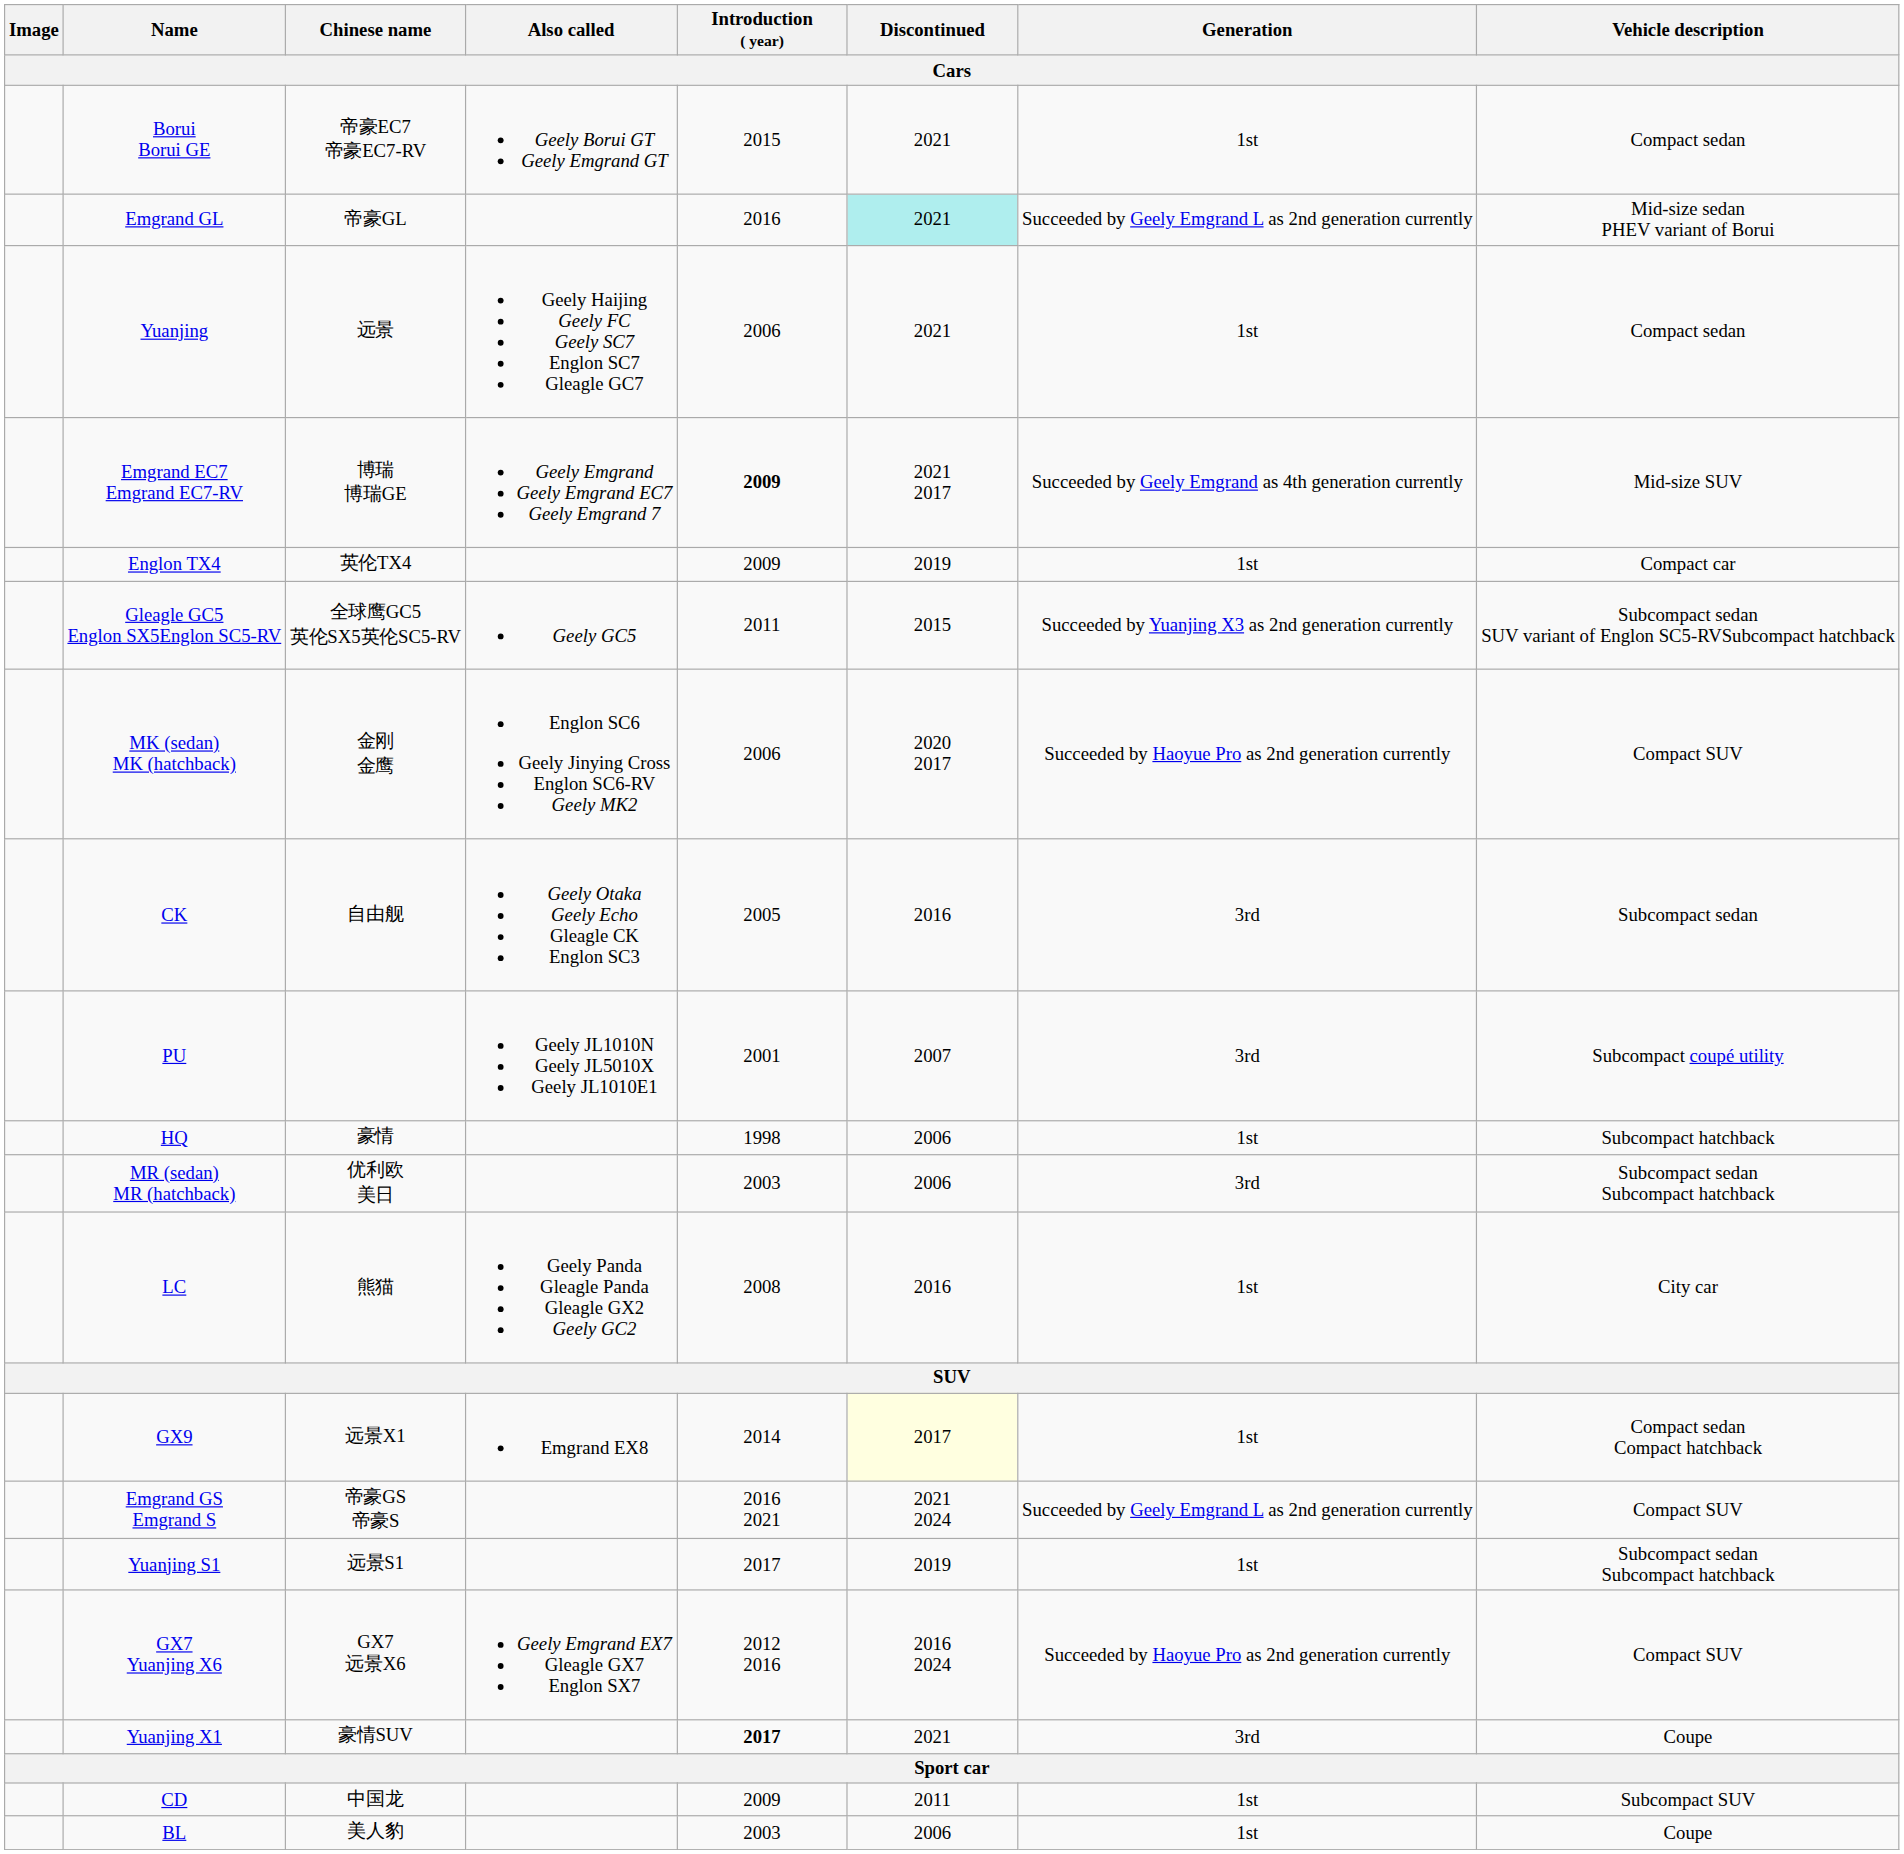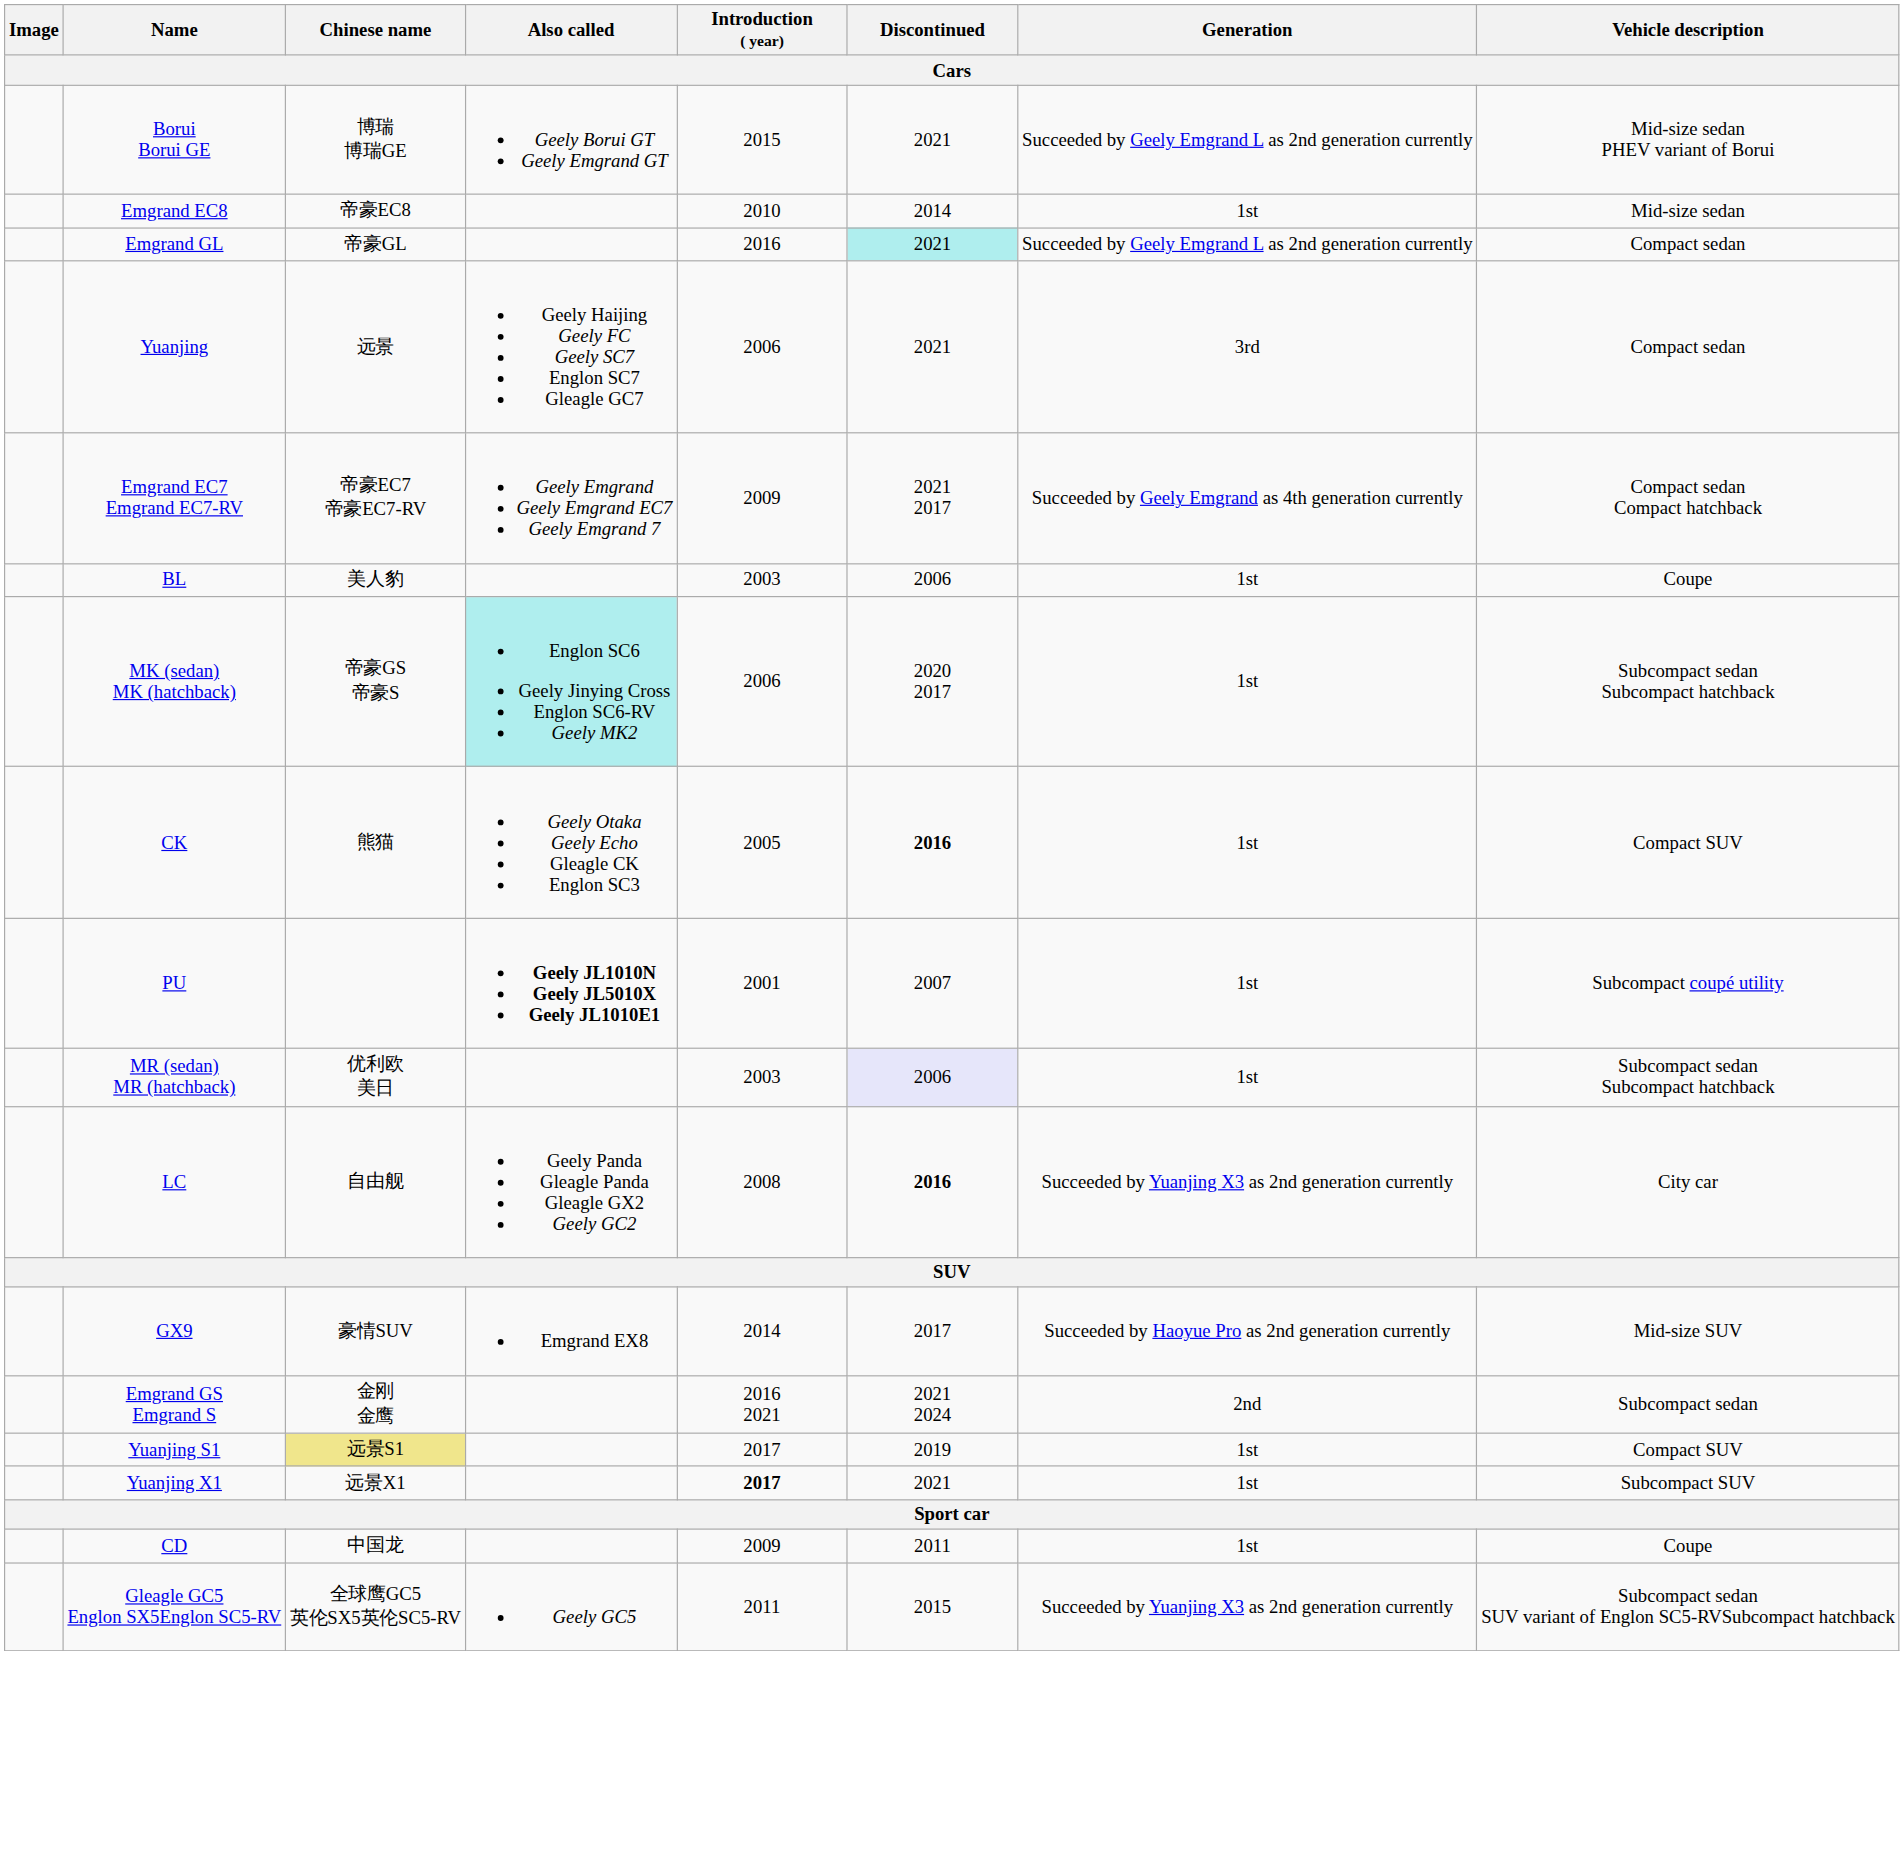(375, 138) 帝豪EC7 帝豪EC7-RV -> (375, 138) 博瑞 博瑞GE
(1247, 139) 1st -> (1247, 139) Succeeded by Geely Emgrand L as 2nd generation currently
(1688, 139) Compact sedan -> (1688, 139) Mid-size sedan PHEV variant of Borui
+ row: (174, 210)
(1688, 219) Mid-size sedan PHEV variant of Borui -> (1688, 243) Compact sedan
(1247, 331) 1st -> (1247, 346) 3rd
(375, 481) 博瑞 博瑞GE -> (375, 497) 帝豪EC7 帝豪EC7-RV
(762, 482) bold -> (762, 498) normal
(1688, 482) Mid-size SUV -> (1688, 498) Compact sedan Compact hatchback
- row: (174, 564)
rows swapped: (174, 624) <-> (174, 1832)
(375, 753) 金刚 金鹰 -> (375, 680) 帝豪GS 帝豪S
(571, 765) no background -> (571, 692) paleturquoise background
(1247, 754) Succeeded by Haoyue Pro as 2nd generation currently -> (1247, 681) 1st
(1688, 754) Compact SUV -> (1688, 681) Subcompact sedan Subcompact hatchback
(375, 914) 自由舰 -> (375, 841) 熊猫
(932, 914) normal -> (932, 842) bold
(1247, 914) 3rd -> (1247, 842) 1st
(1688, 914) Subcompact sedan -> (1688, 842) Compact SUV
(571, 1066) normal -> (571, 994) bold
(1247, 1055) 3rd -> (1247, 983) 1st
- row: (174, 1137)
(932, 1182) no background -> (932, 1077) lavender background
(1247, 1182) 3rd -> (1247, 1077) 1st
(375, 1286) 熊猫 -> (375, 1181) 自由舰
(932, 1287) normal -> (932, 1181) bold
(1247, 1287) 1st -> (1247, 1181) Succeeded by Yuanjing X3 as 2nd generation currently
(375, 1436) 远景X1 -> (375, 1330) 豪情SUV
(932, 1436) lightyellow background -> (932, 1331) no background
(1247, 1436) 1st -> (1247, 1331) Succeeded by Haoyue Pro as 2nd generation currently
(1688, 1436) Compact sedan Compact hatchback -> (1688, 1331) Mid-size SUV
(375, 1509) 帝豪GS 帝豪S -> (375, 1403) 金刚 金鹰
(1247, 1509) Succeeded by Geely Emgrand L as 2nd generation currently -> (1247, 1404) 2nd
(1688, 1509) Compact SUV -> (1688, 1404) Subcompact sedan
(375, 1563) no background -> (375, 1449) khaki background
(1688, 1564) Subcompact sedan Subcompact hatchback -> (1688, 1449) Compact SUV
- row: (174, 1654)
(375, 1735) 豪情SUV -> (375, 1482) 远景X1
(1247, 1736) 3rd -> (1247, 1482) 1st
(1688, 1736) Coupe -> (1688, 1482) Subcompact SUV
(1688, 1799) Subcompact SUV -> (1688, 1545) Coupe
